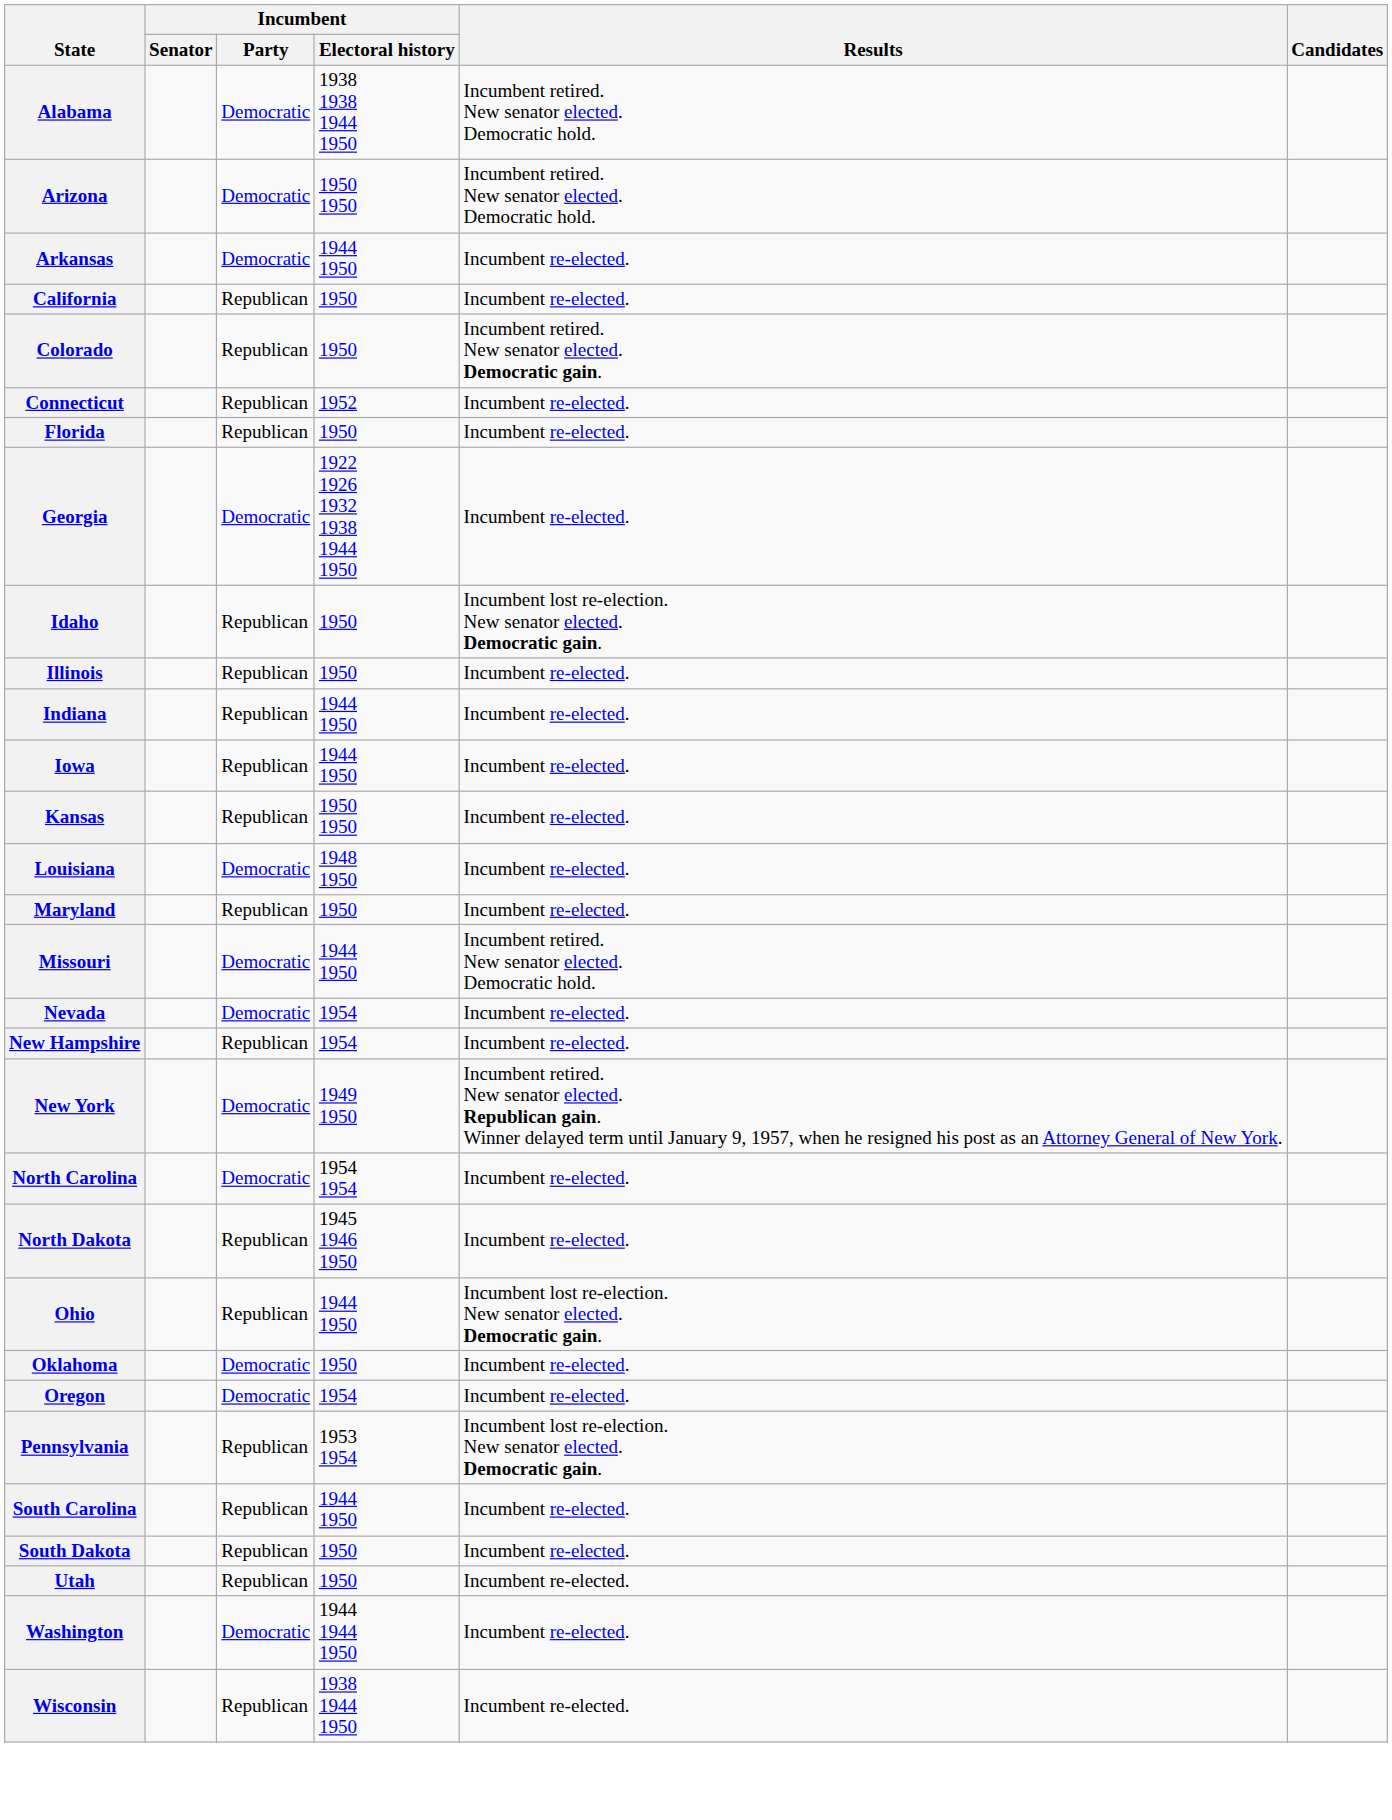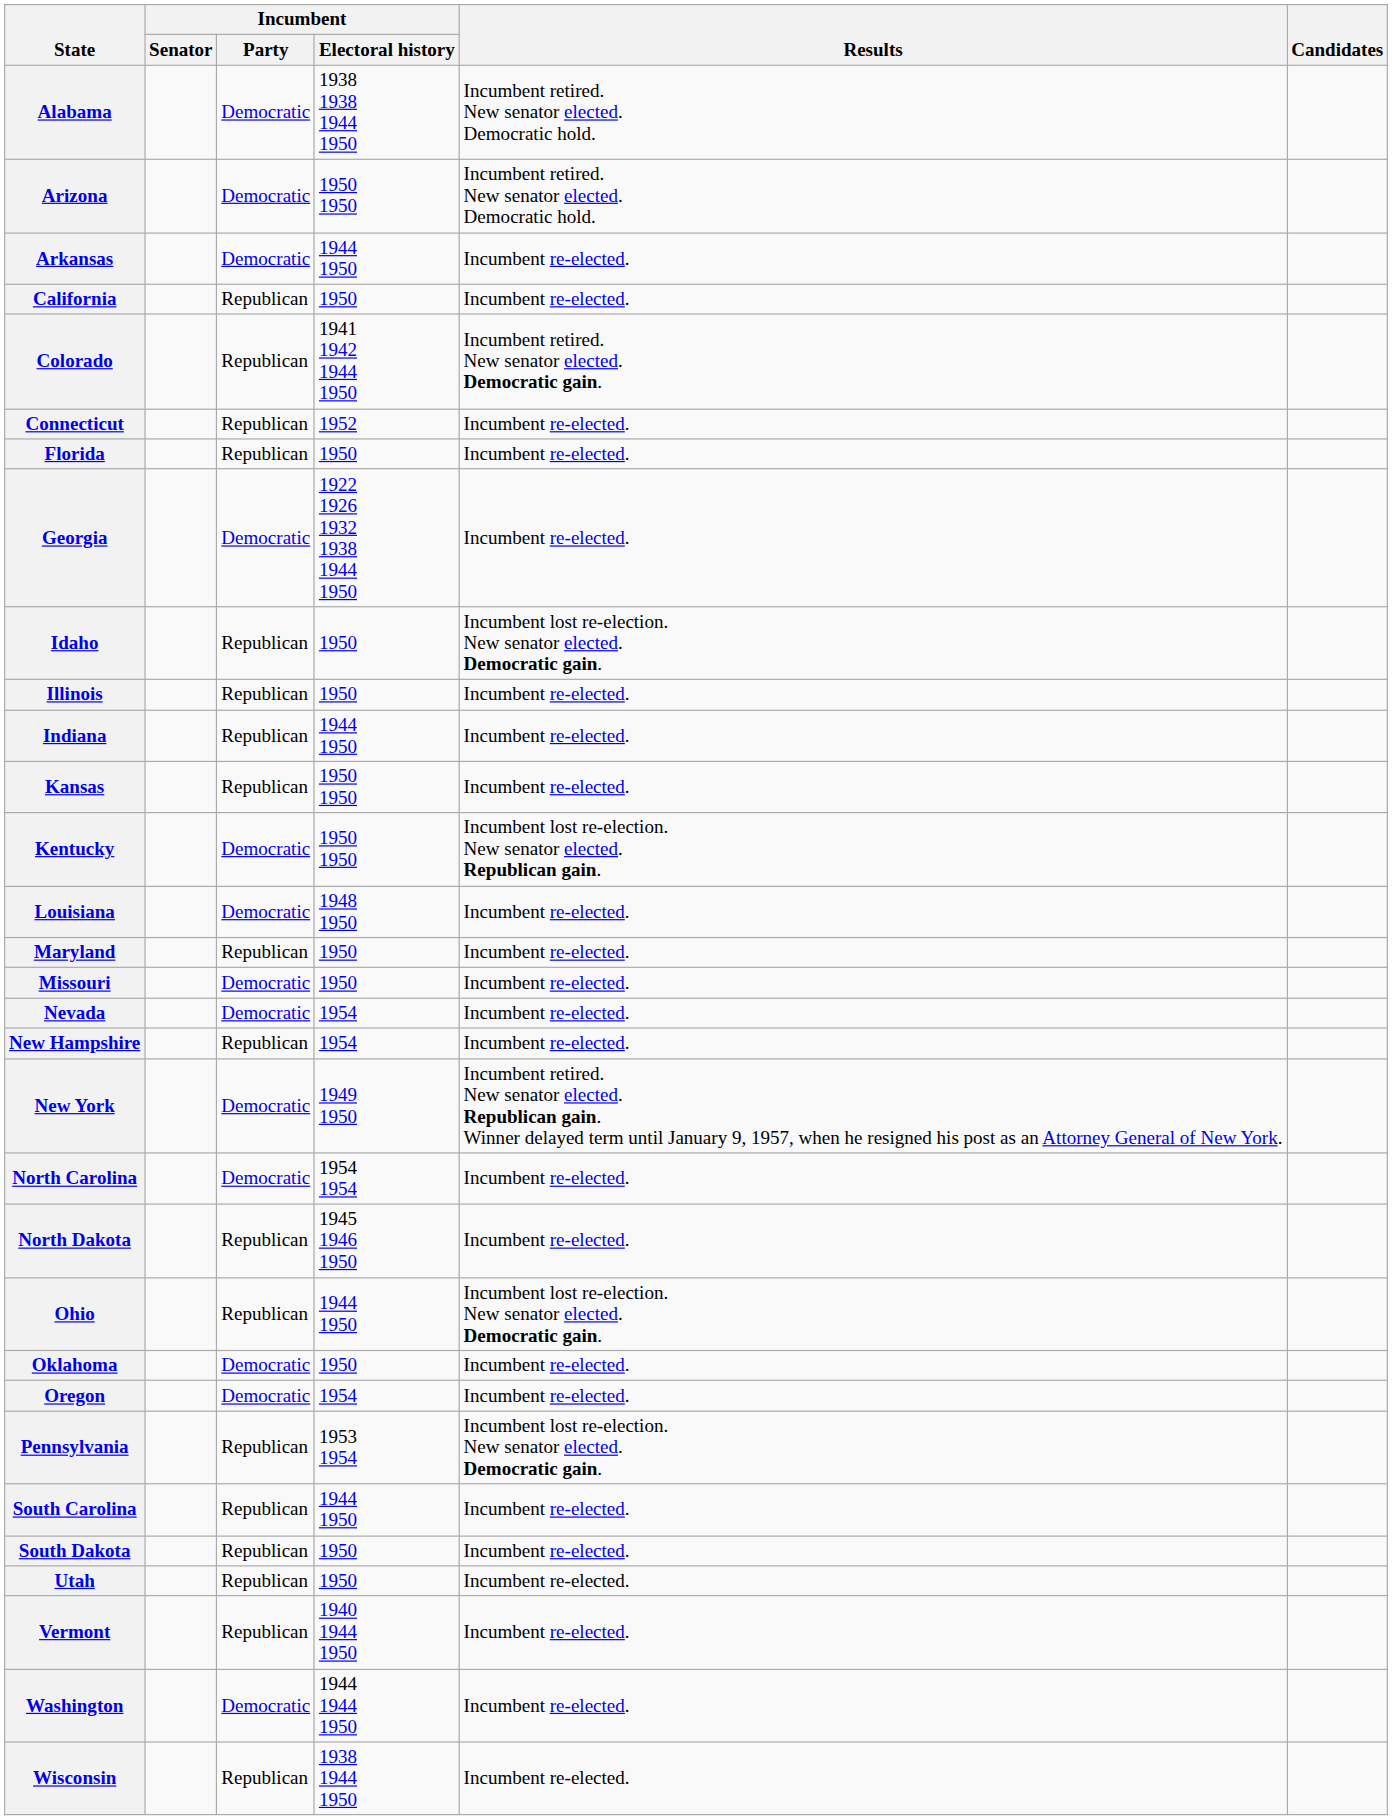(338, 350) 1950 -> (338, 361) 1941 1942 1944 1950
- row: (75, 765)
+ row: (75, 849)
(338, 961) 1944 1950 -> (338, 982) 1950
(543, 961) Incumbent retired. New senator elected. Democratic hold. -> (547, 982) Incumbent re-elected.
+ row: (75, 1632)
